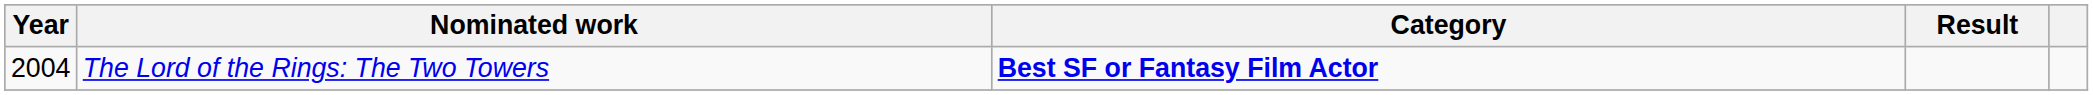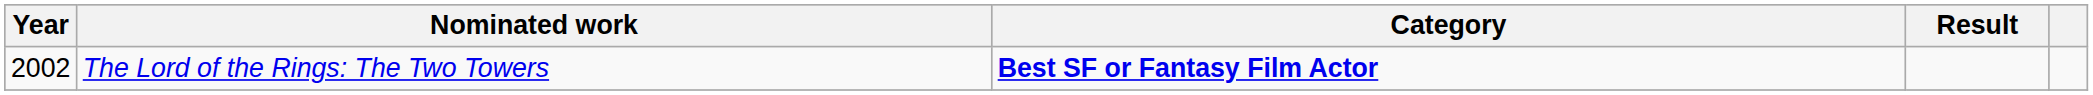(41, 68) 2004 -> (41, 68) 2002
